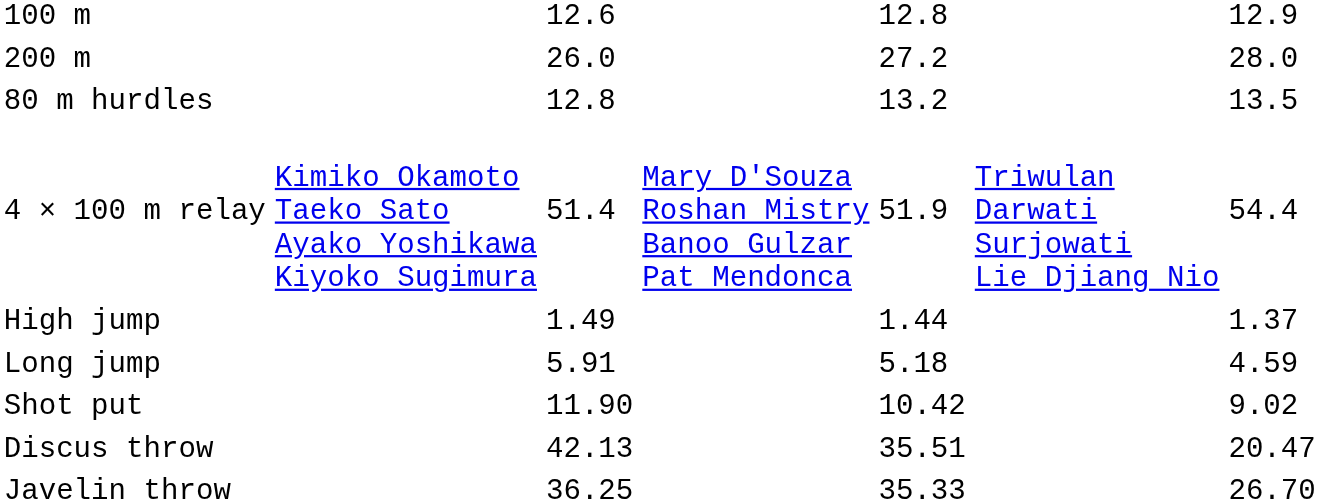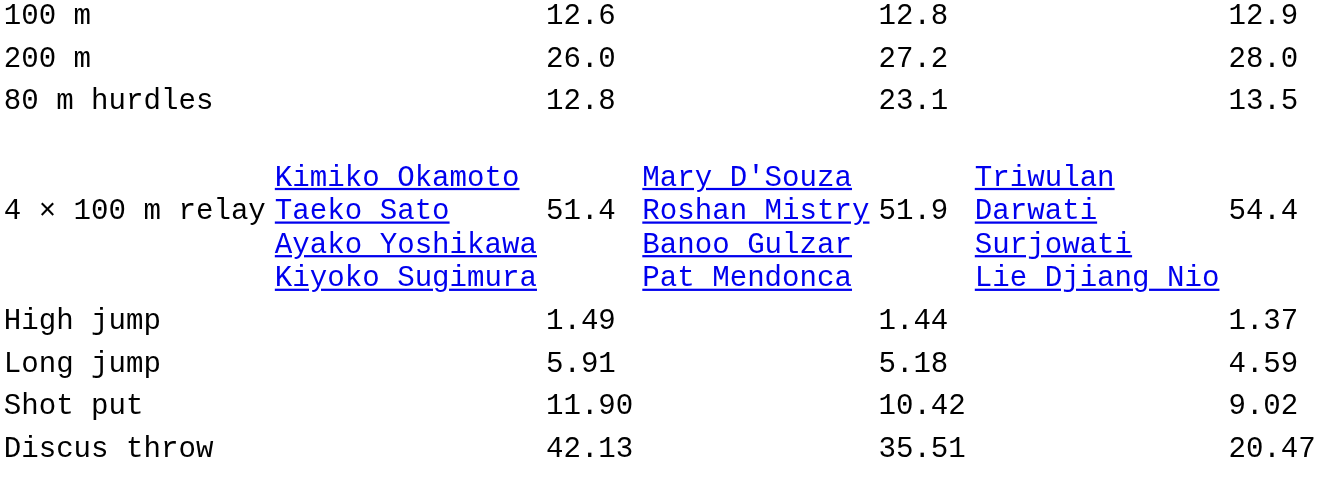(913, 102) 13.2 -> (913, 102) 23.1
- row: (117, 491)
